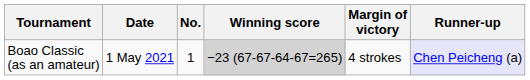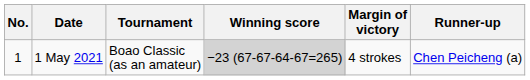columns swapped: (191, 22) <-> (54, 22)
(468, 58) lavender background -> (468, 58) no background
